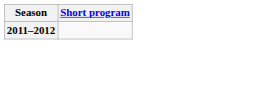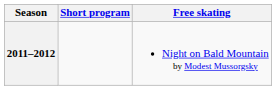+ column: (202, 13)
